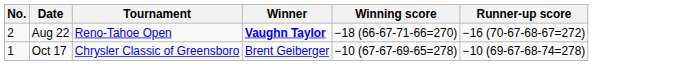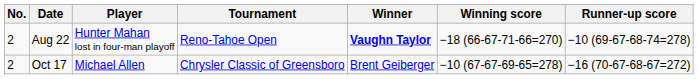+ column: (125, 14)
(524, 33) −16 (70-67-68-67=272) -> (629, 39) −10 (69-67-68-74=278)
(10, 51) 1 -> (10, 65) 2
(524, 51) −10 (69-67-68-74=278) -> (629, 65) −16 (70-67-68-67=272)
